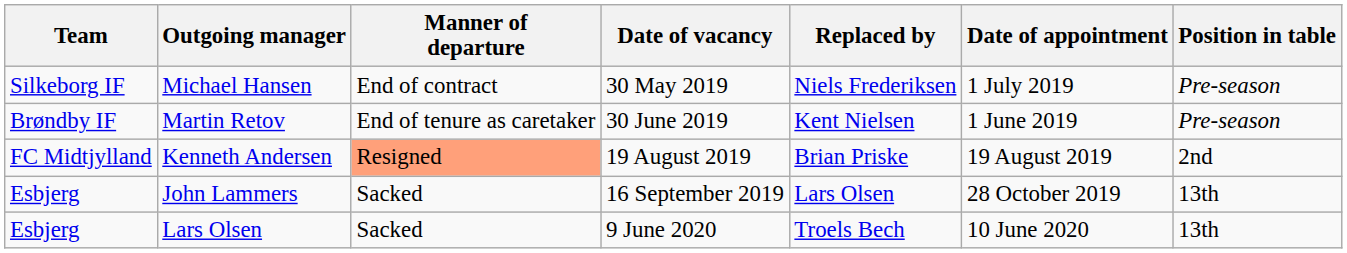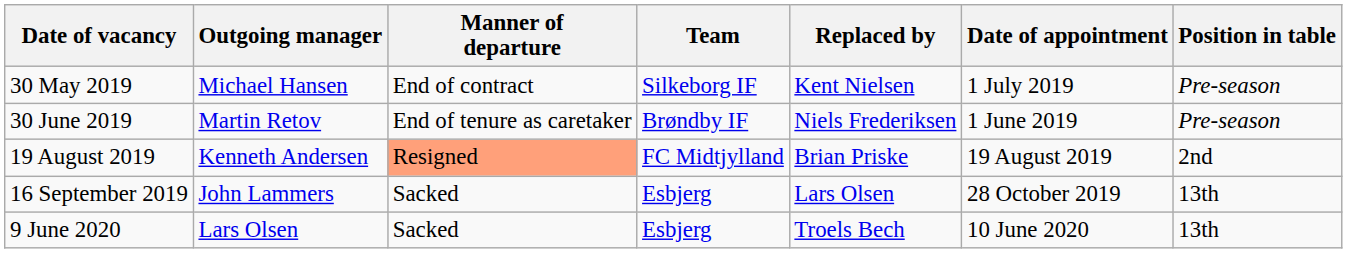columns swapped: (81, 35) <-> (695, 35)
(875, 84) Niels Frederiksen -> (854, 84) Kent Nielsen
(854, 120) Kent Nielsen -> (875, 120) Niels Frederiksen
